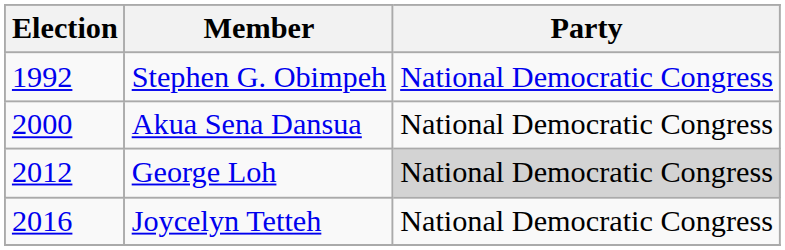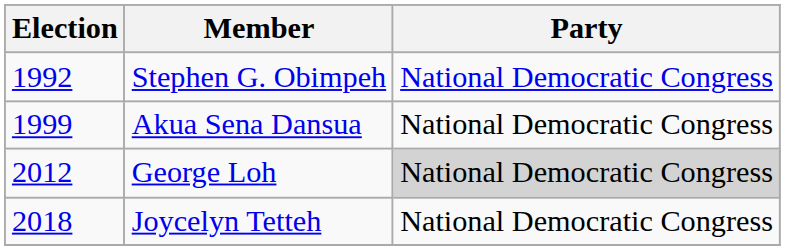(42, 124) 2000 -> (42, 124) 1999
(42, 220) 2016 -> (42, 220) 2018
